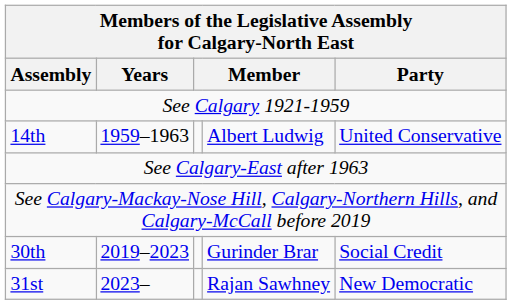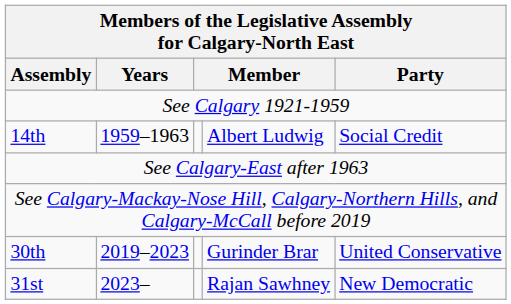(420, 136) United Conservative -> (391, 136) Social Credit
(391, 252) Social Credit -> (420, 252) United Conservative
